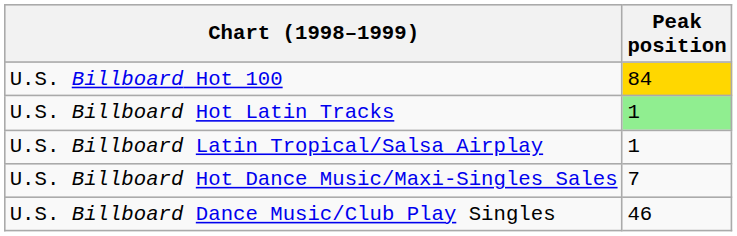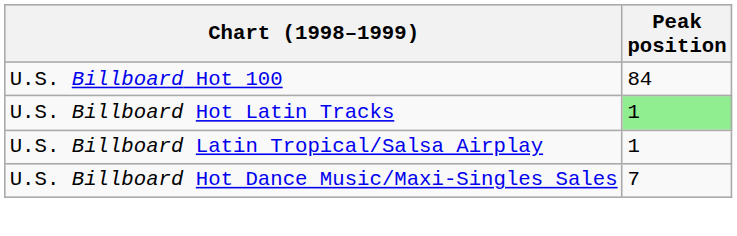(640, 79) gold background -> (640, 79) no background
- row: (283, 214)
